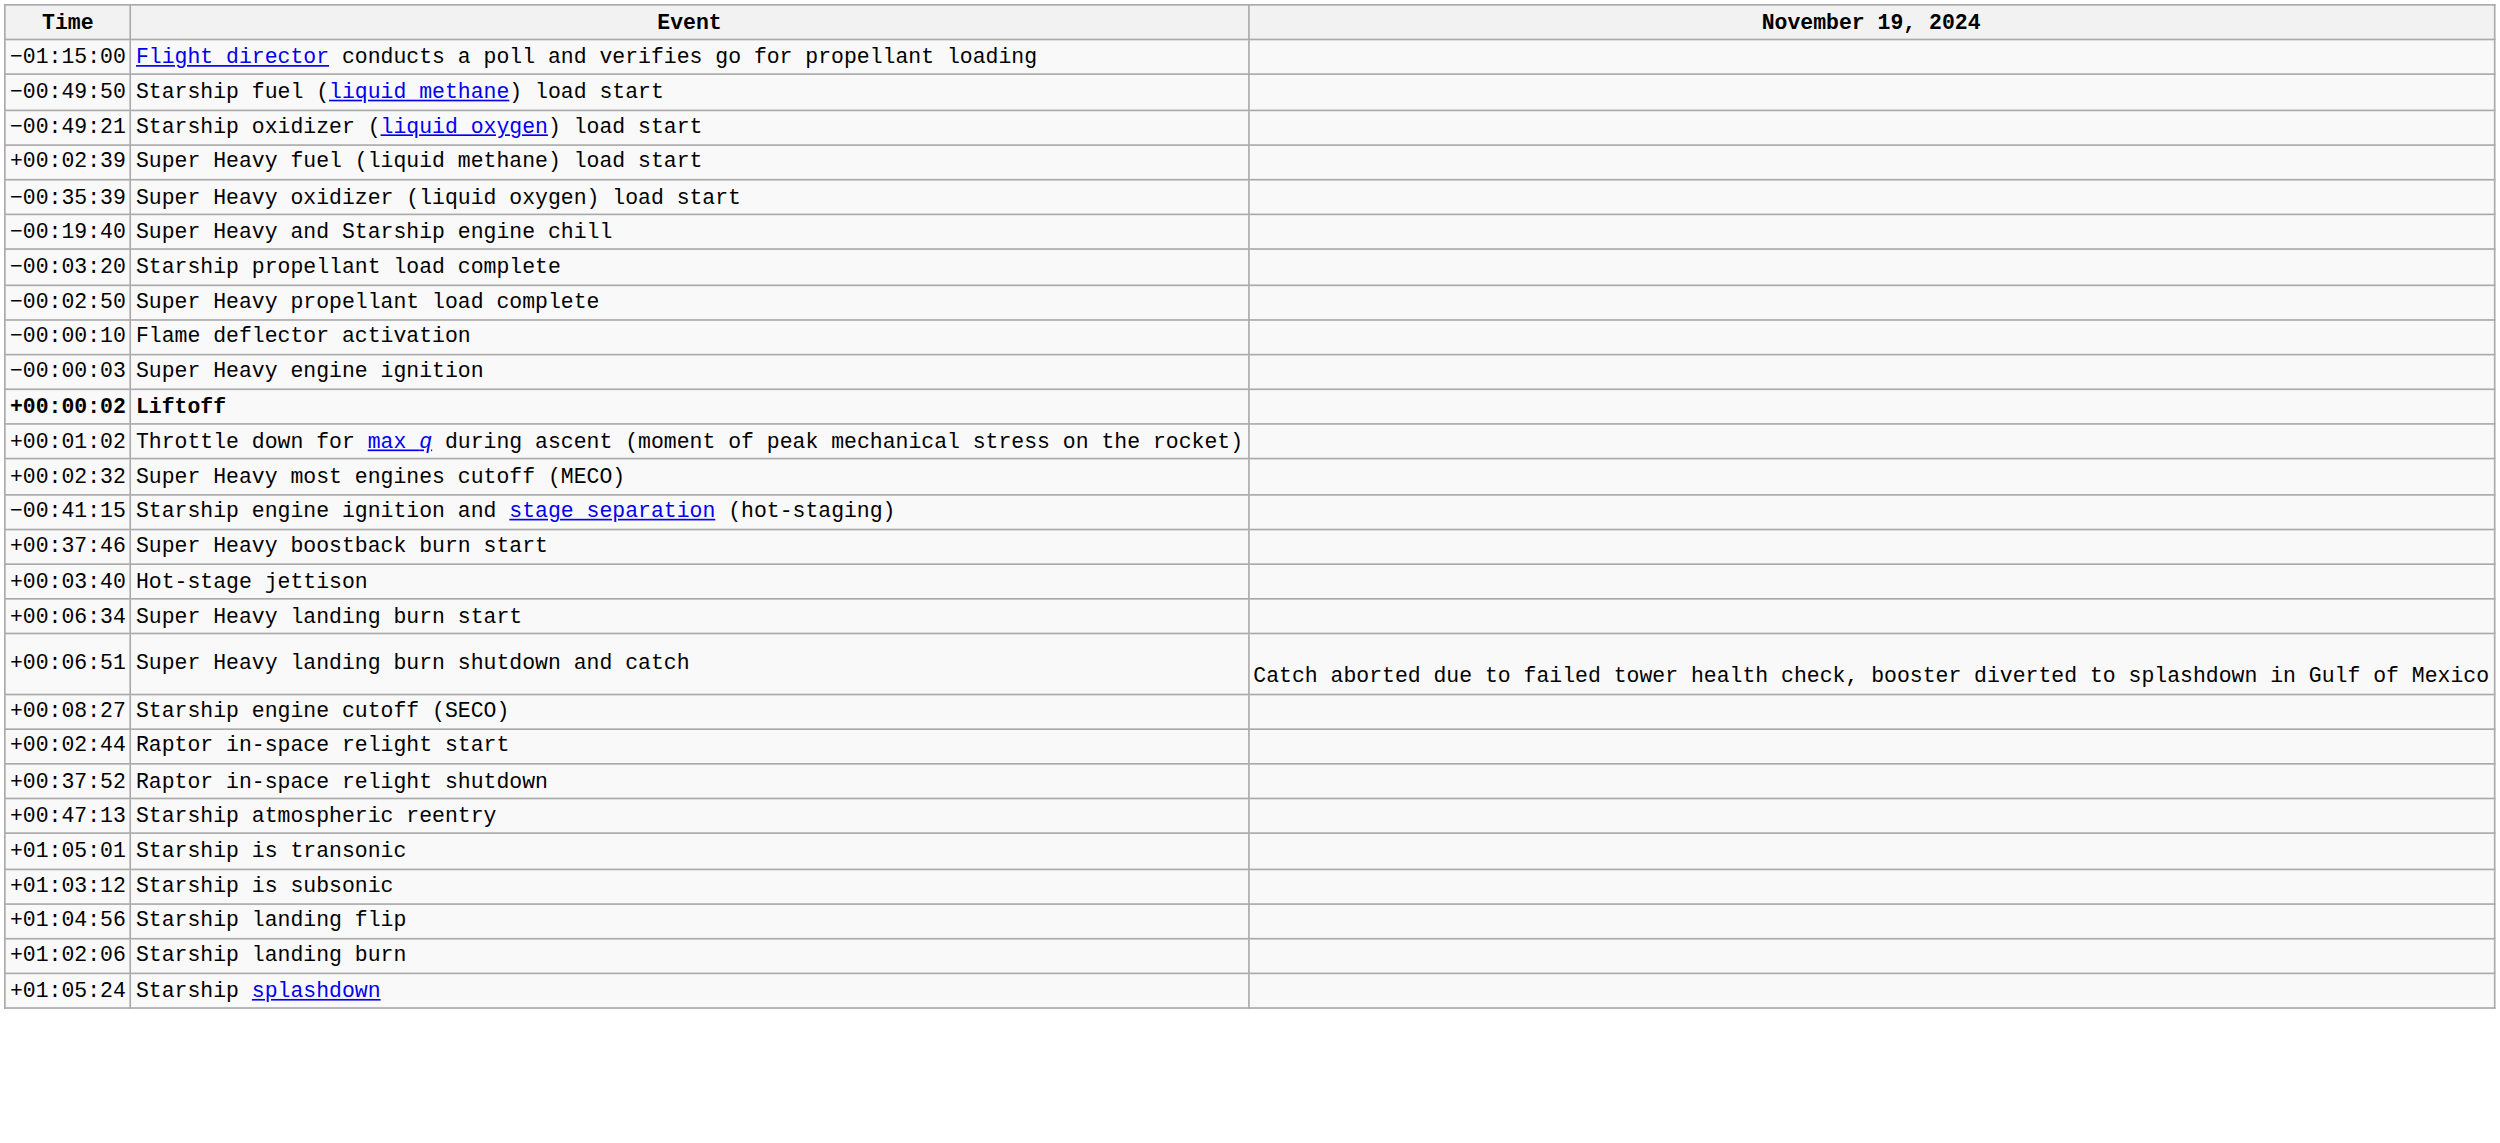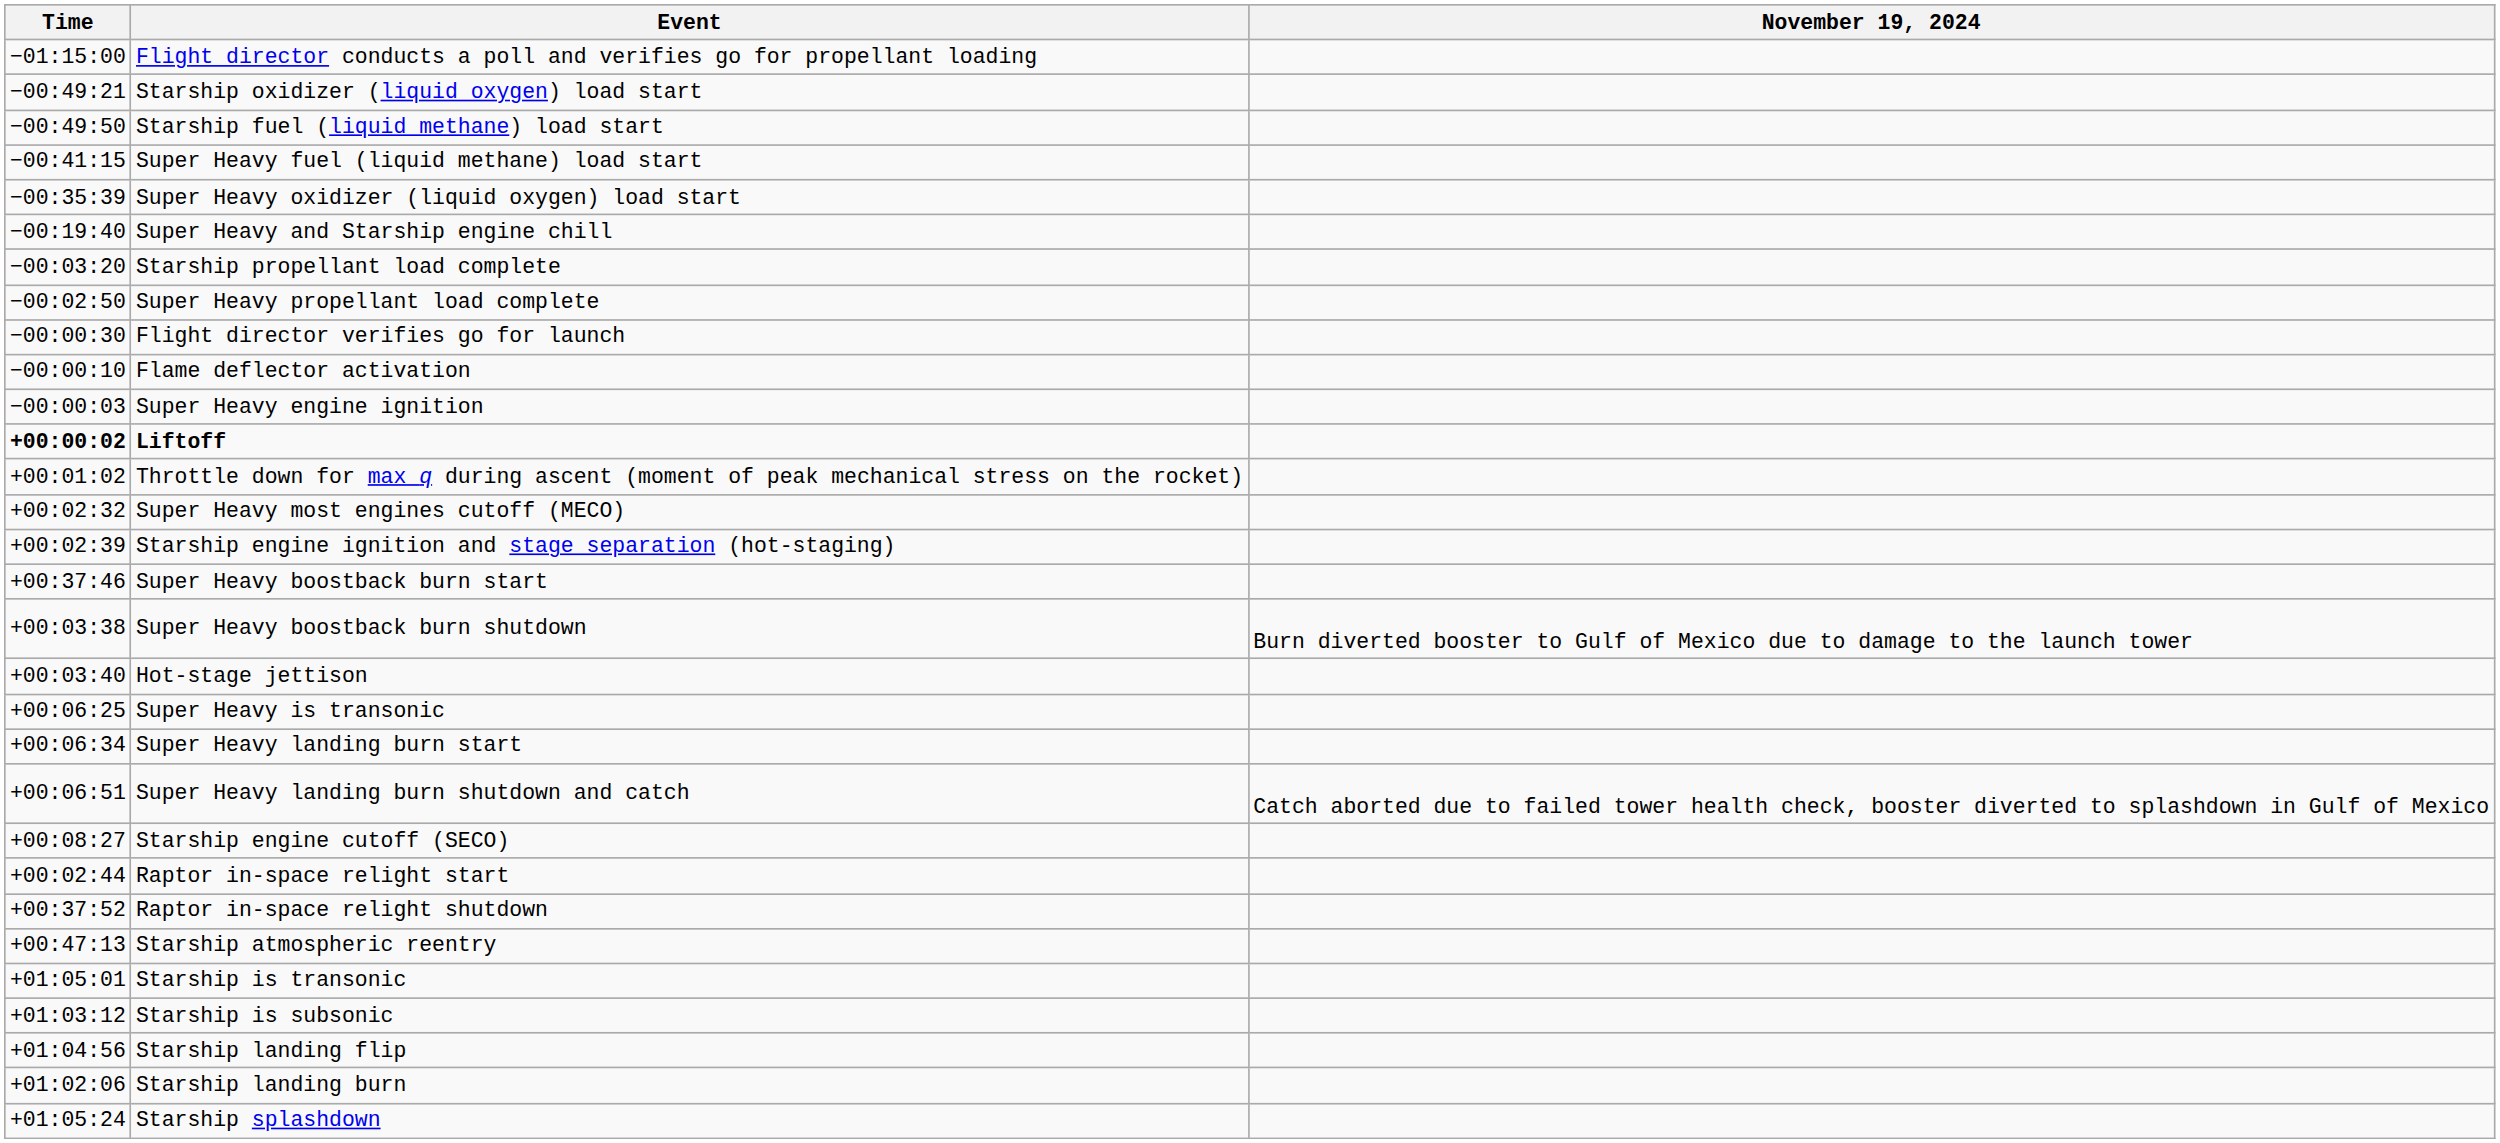rows swapped: (400, 92) <-> (419, 127)
(68, 162) +00:02:39 -> (68, 162) −00:41:15
+ row: (381, 337)
(68, 512) −00:41:15 -> (68, 547) +00:02:39
+ row: (361, 629)
+ row: (290, 711)
